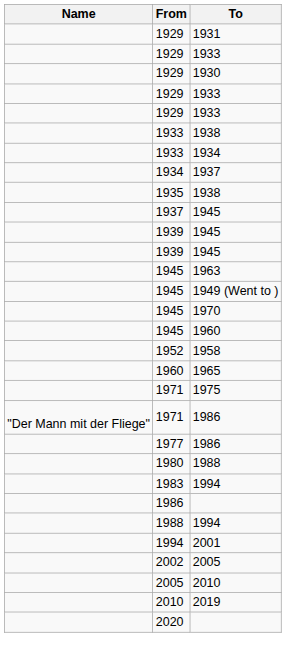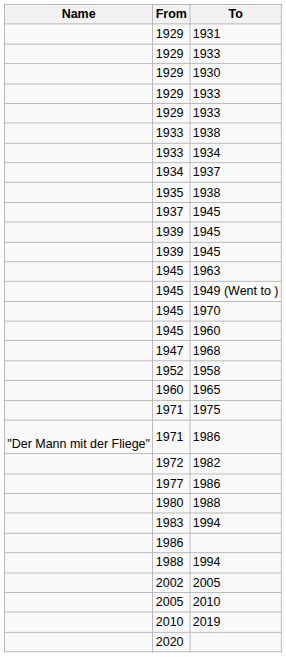+ row: (170, 350)
+ row: (170, 463)
- row: (170, 543)
